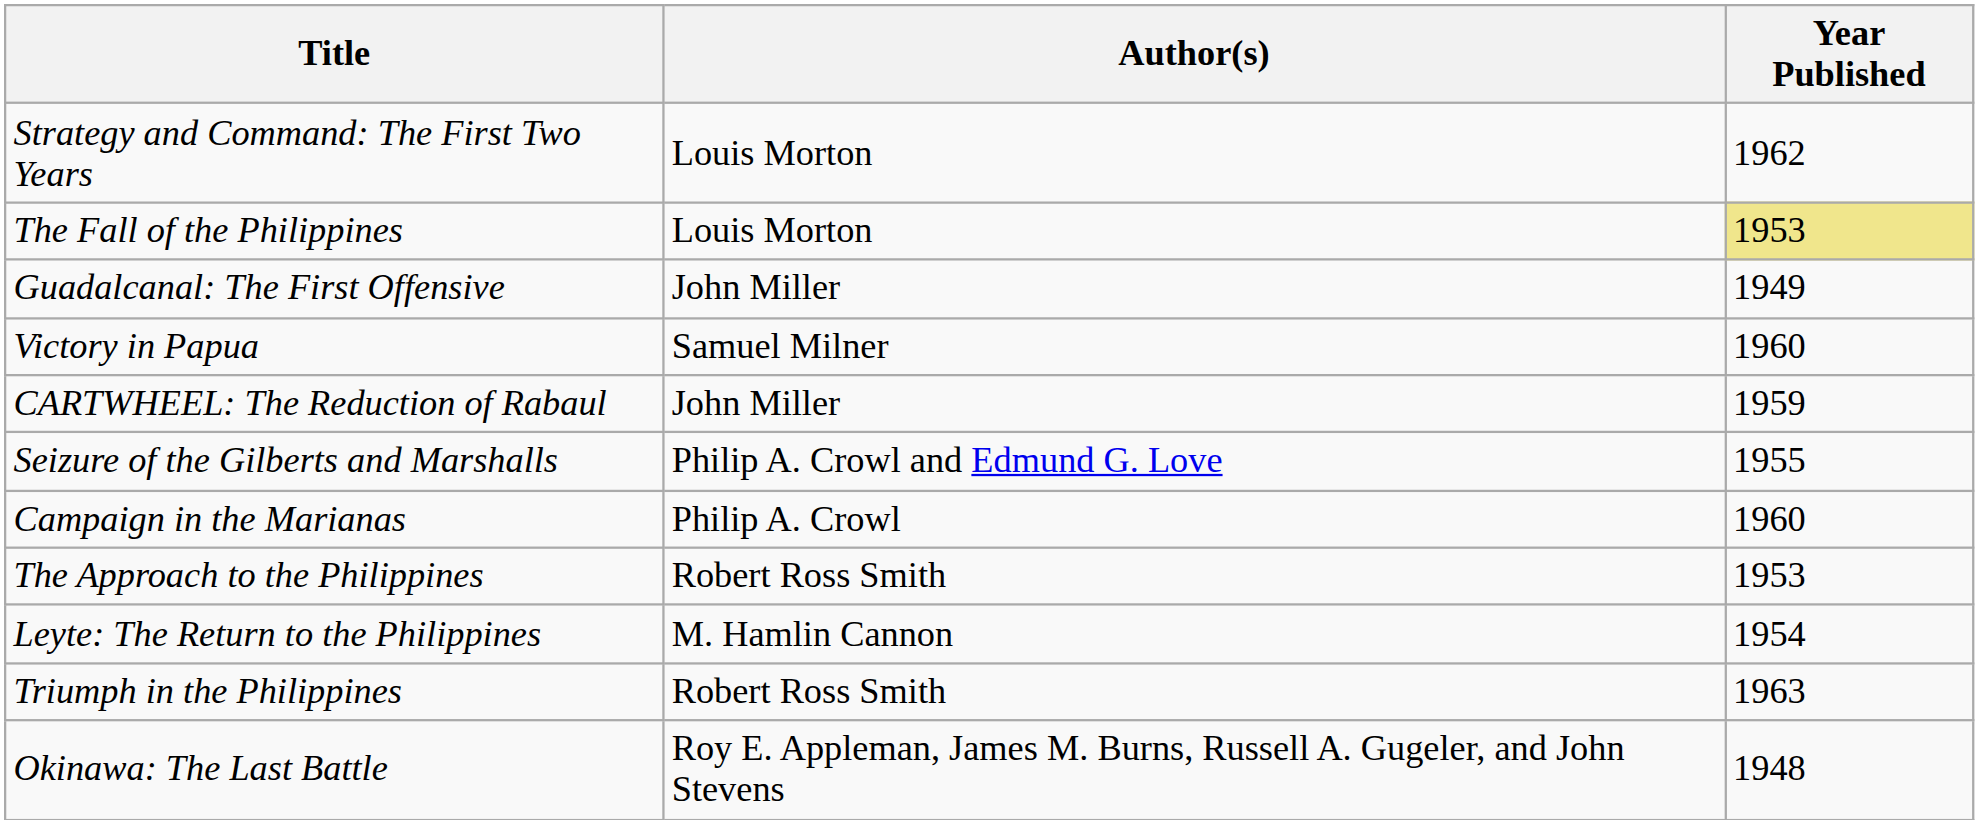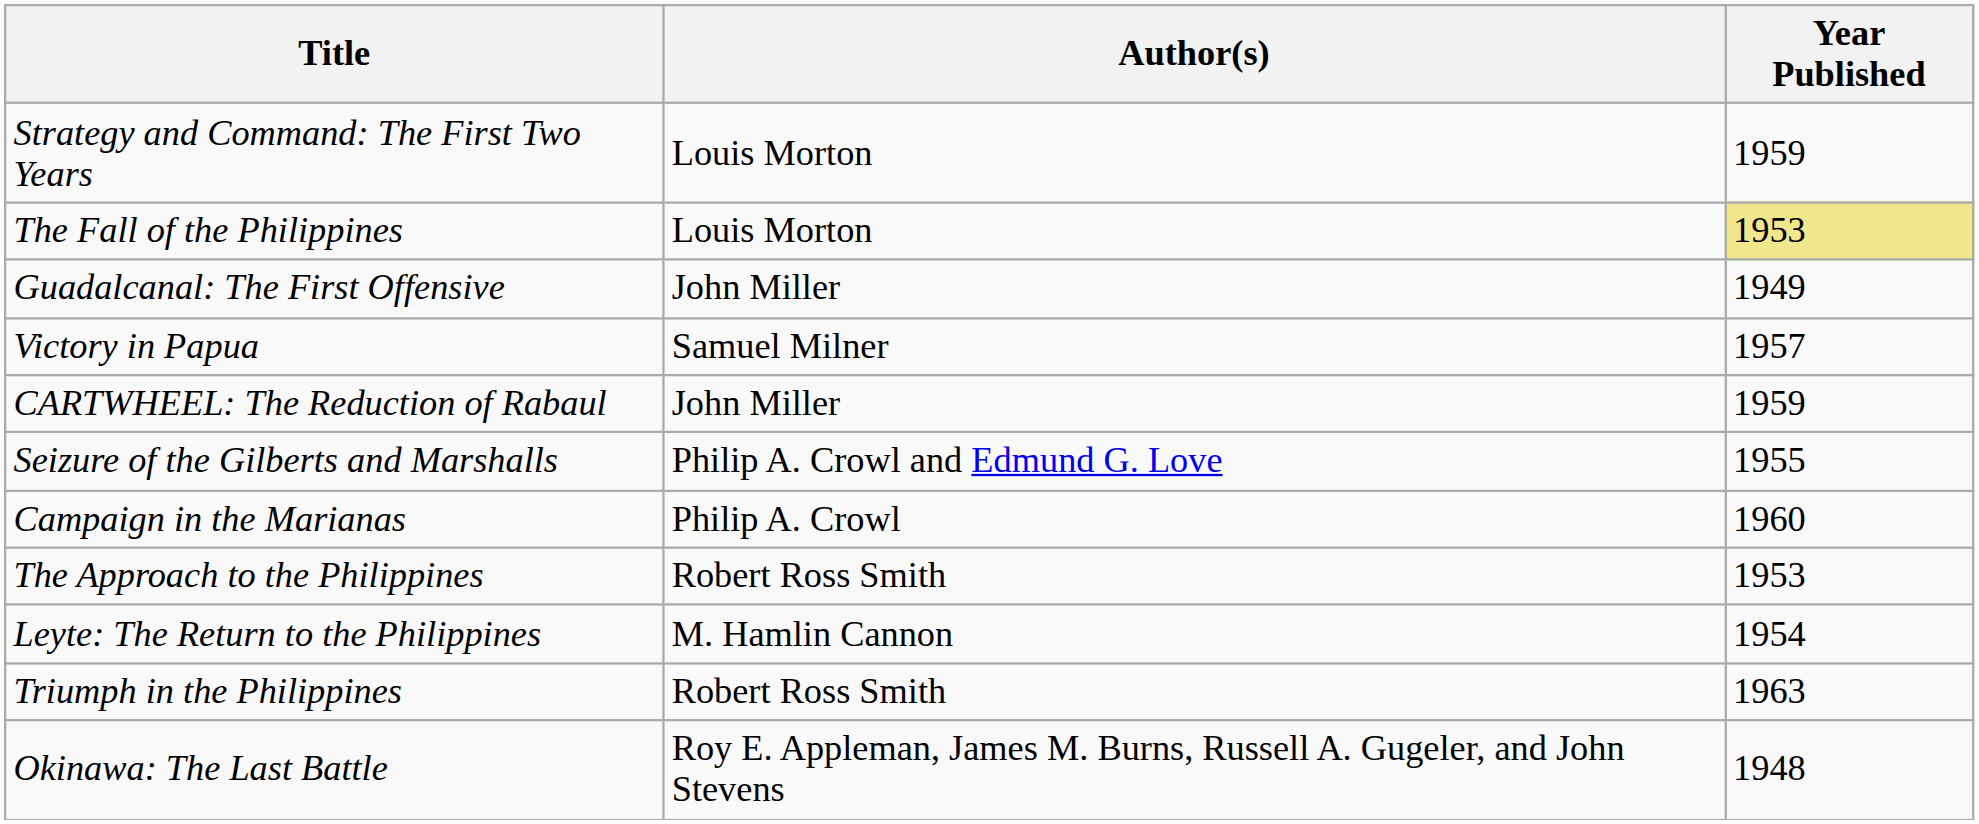(1769, 152) 1962 -> (1769, 152) 1959
(1769, 345) 1960 -> (1769, 345) 1957
